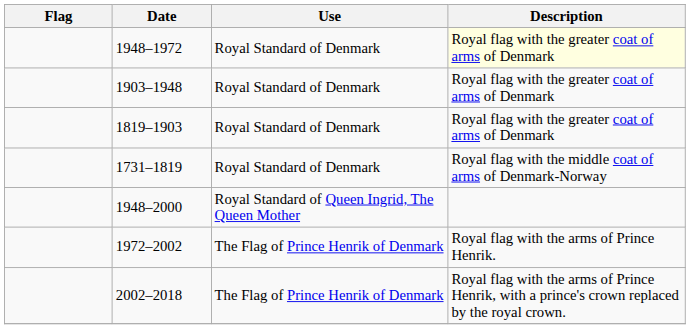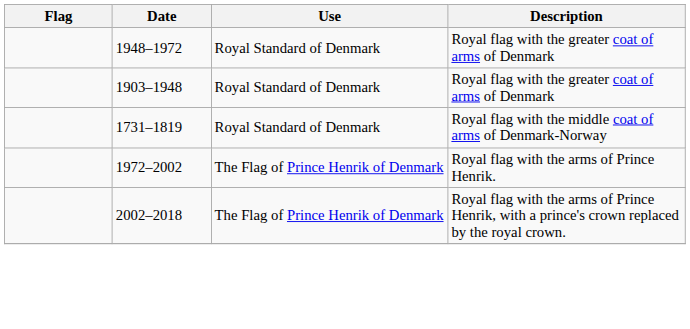(552, 47) lightyellow background -> (552, 47) no background
- row: (149, 127)
- row: (149, 207)
